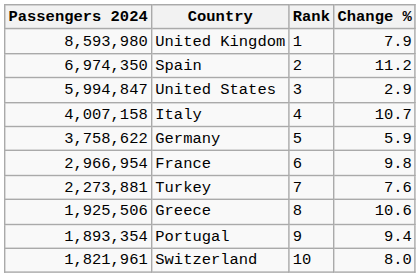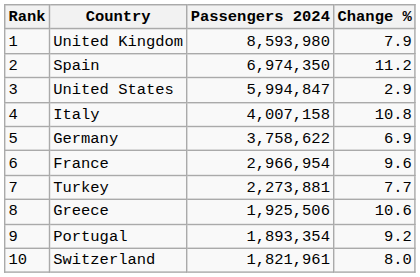columns swapped: (311, 17) <-> (78, 17)
(393, 114) 10.7 -> (393, 114) 10.8
(398, 139) 5.9 -> (398, 139) 6.9
(398, 163) 9.8 -> (398, 163) 9.6
(398, 188) 7.6 -> (398, 188) 7.7
(398, 236) 9.4 -> (398, 236) 9.2
